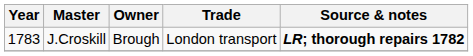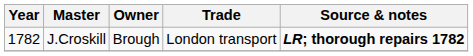(24, 39) 1783 -> (24, 39) 1782
